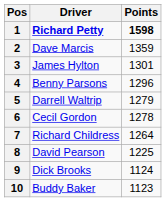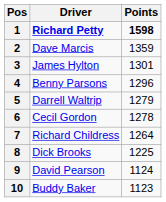(68, 153) David Pearson -> (62, 153) Dick Brooks
(62, 170) Dick Brooks -> (68, 170) David Pearson
